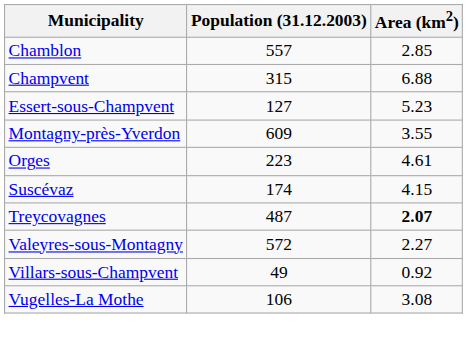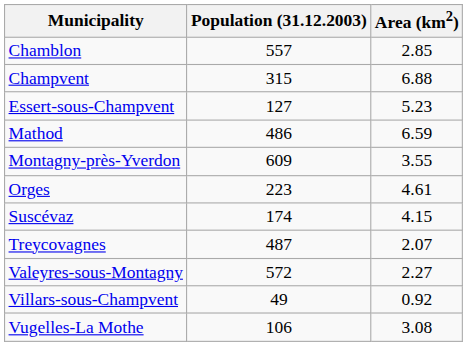+ row: (36, 133)
(417, 216) bold -> (417, 244) normal
